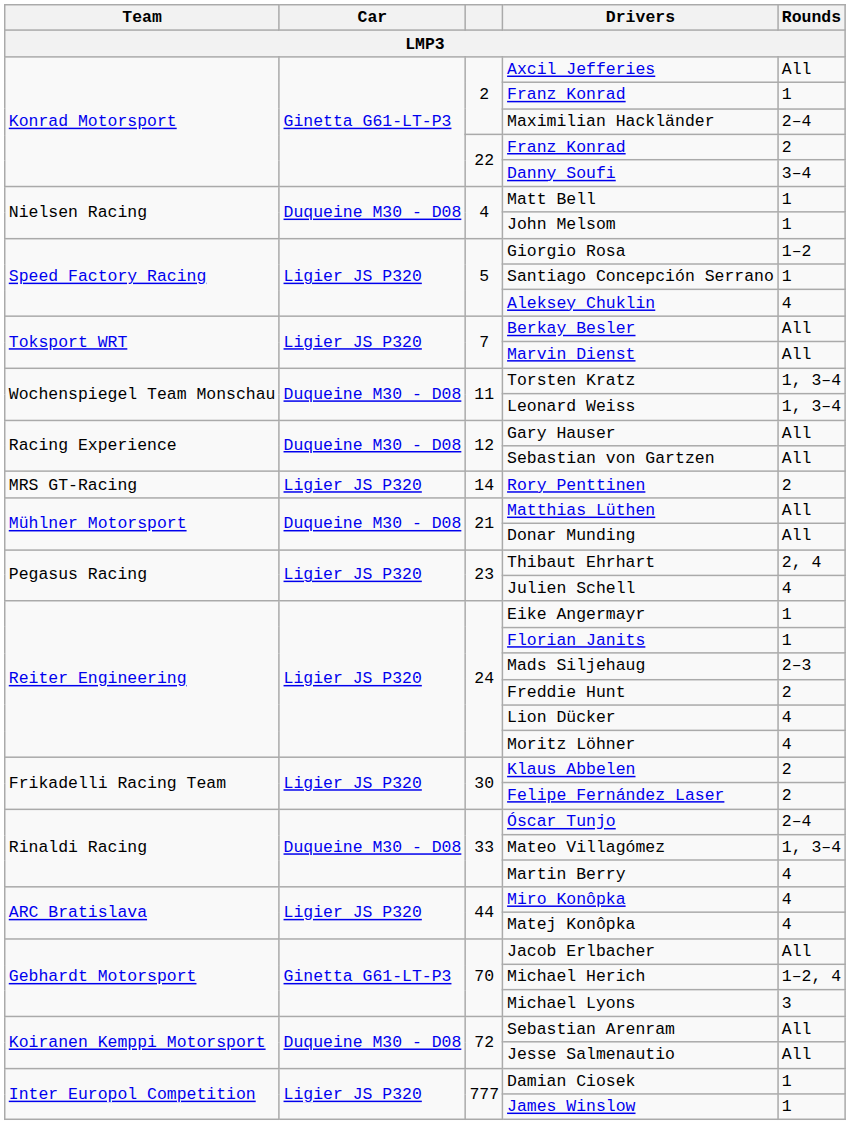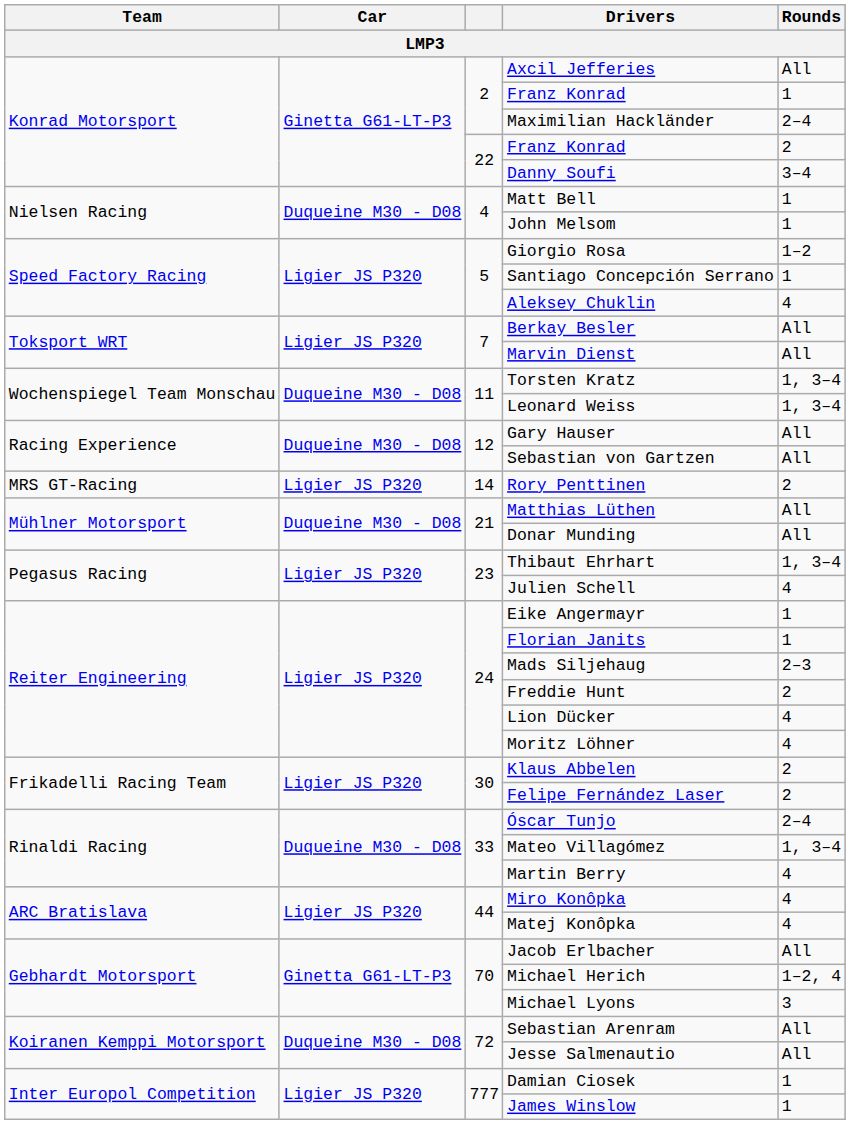(802, 562) 2, 4 -> (811, 562) 1, 3–4
